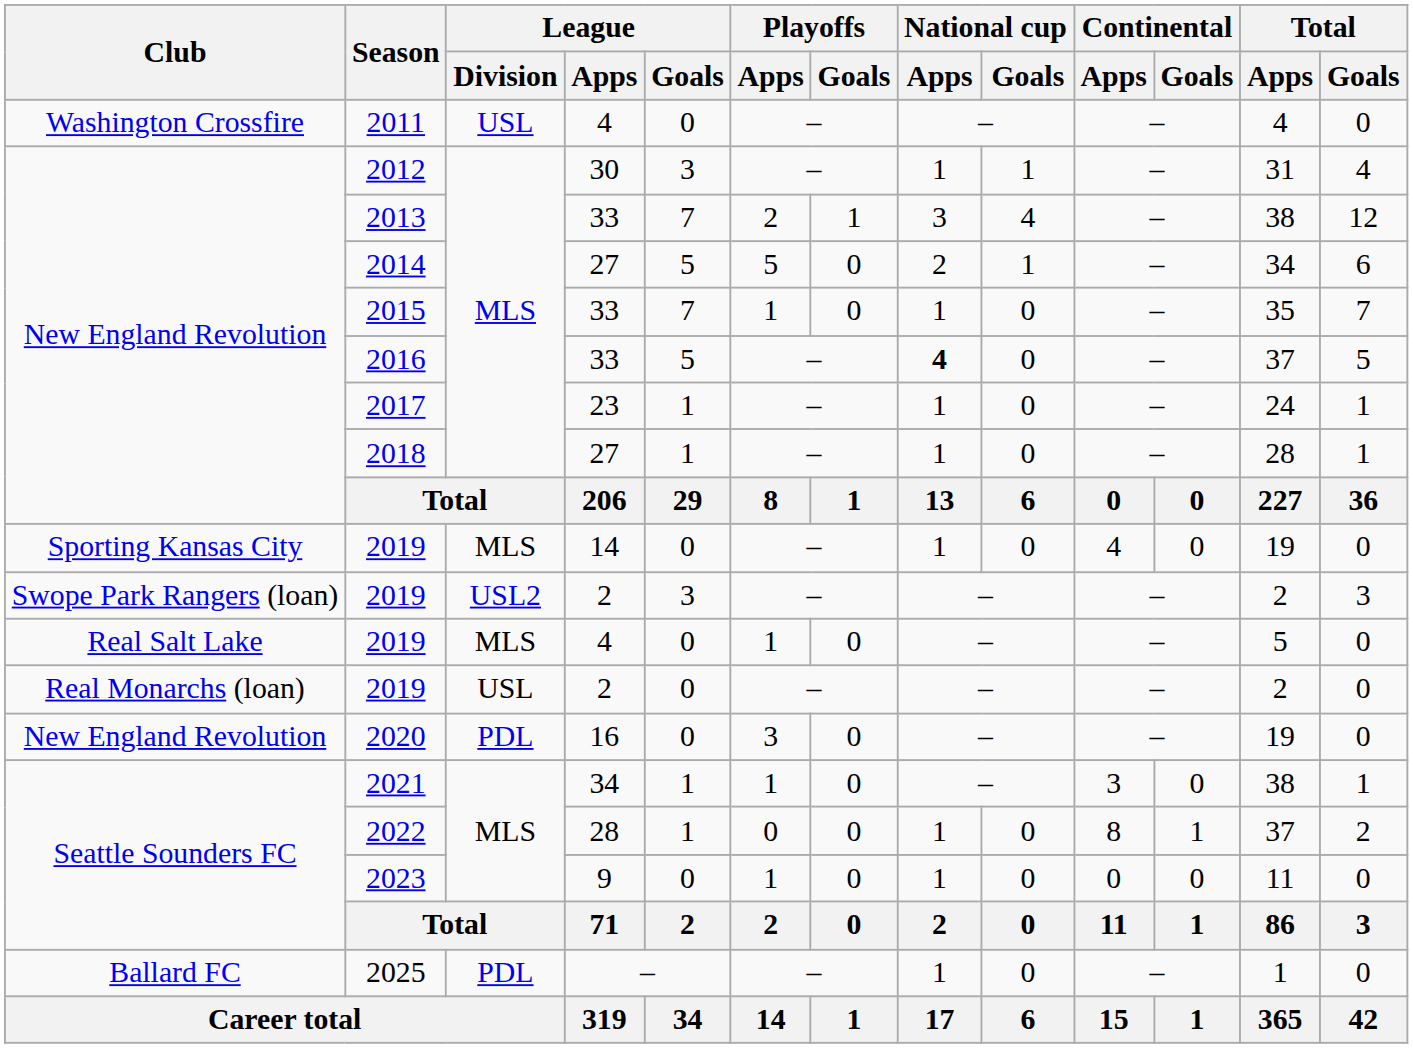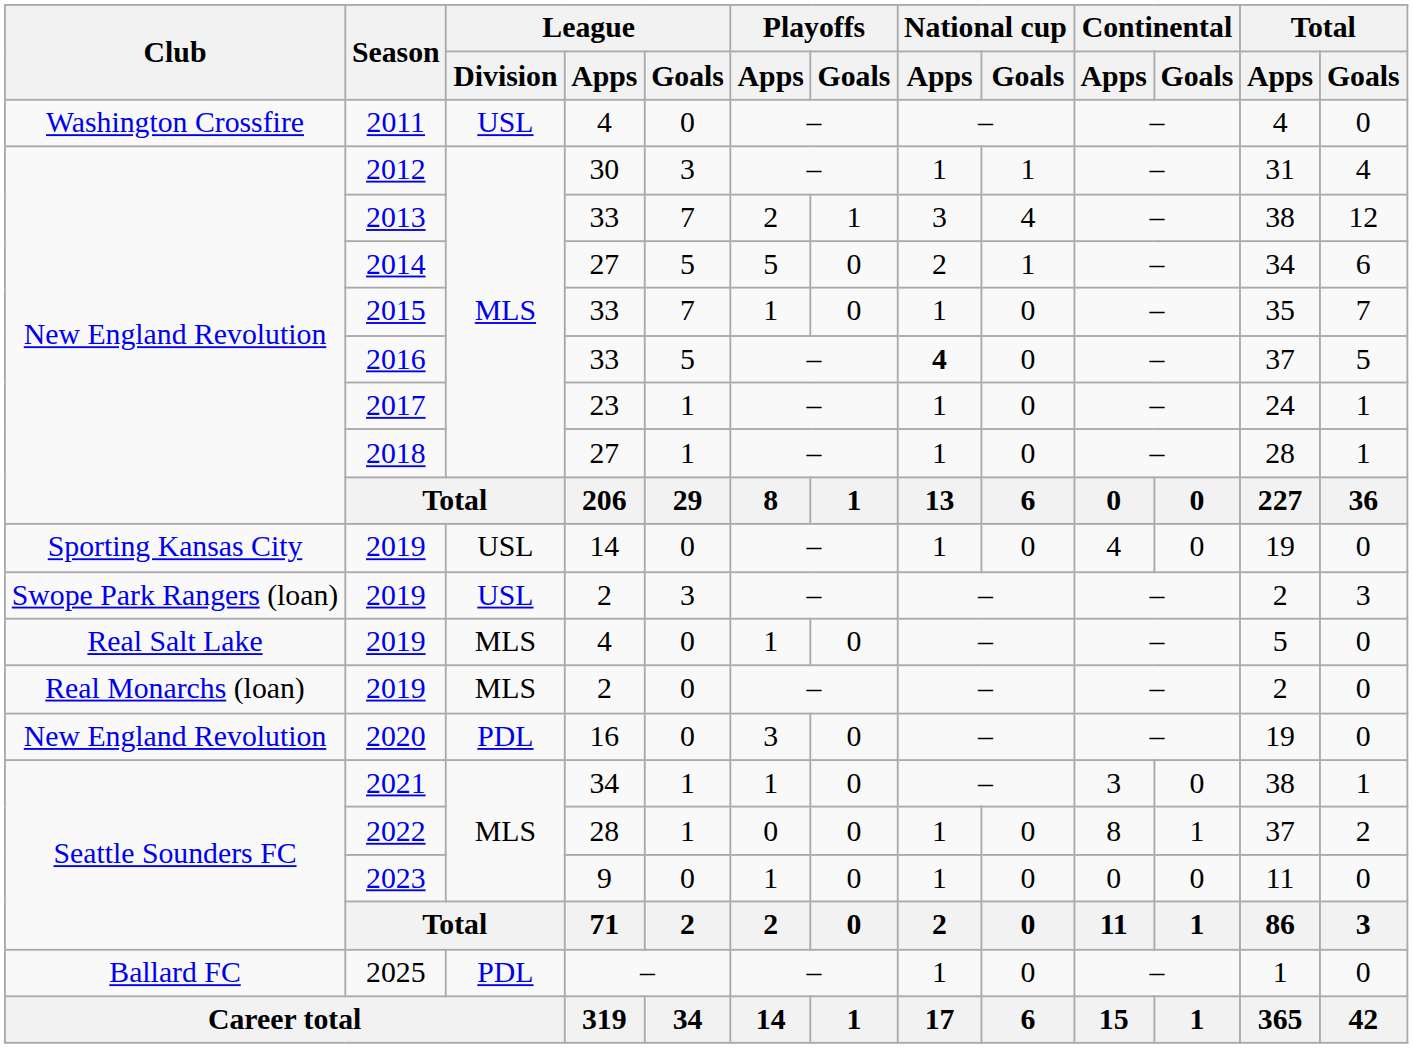(505, 547) MLS -> (505, 547) USL
(505, 594) USL2 -> (505, 594) USL
(505, 688) USL -> (505, 688) MLS
